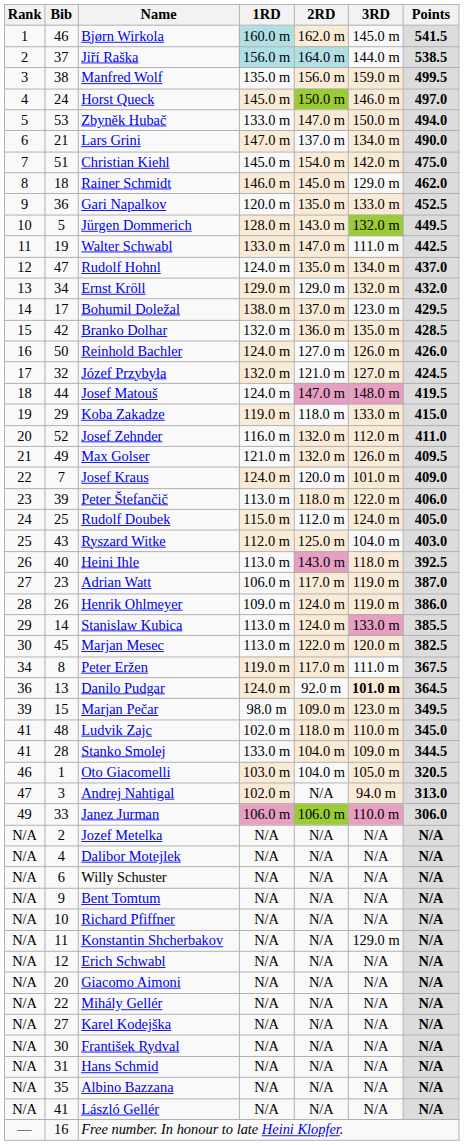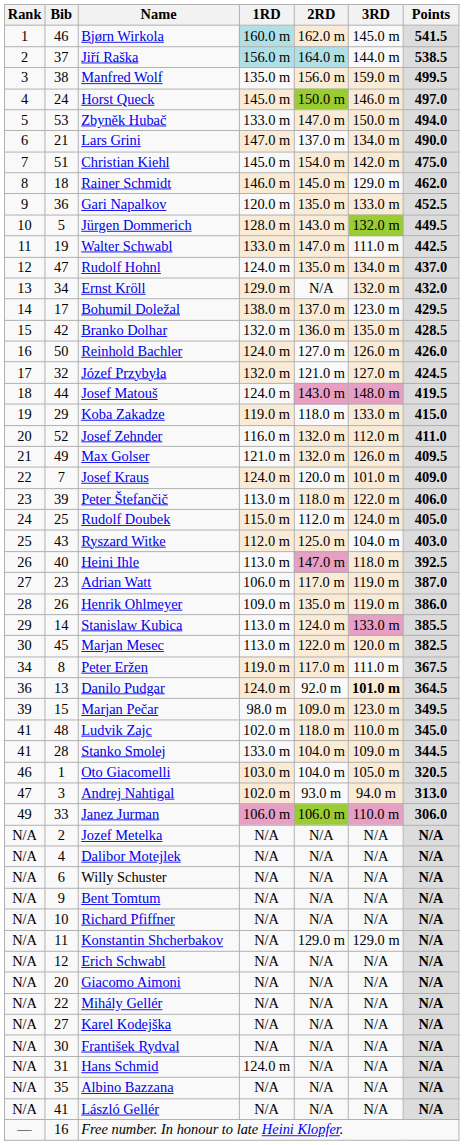(321, 288) 129.0 m -> (321, 288) N/A
(321, 393) 147.0 m -> (321, 393) 143.0 m
(321, 561) 143.0 m -> (321, 561) 147.0 m
(321, 604) 124.0 m -> (321, 604) 135.0 m
(321, 793) N/A -> (321, 793) 93.0 m
(321, 940) N/A -> (321, 940) 129.0 m
(267, 1066) N/A -> (267, 1066) 124.0 m
